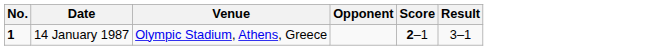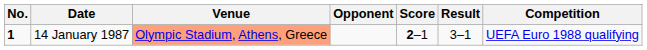+ column: (562, 14)
(231, 34) no background -> (231, 34) lightsalmon background
